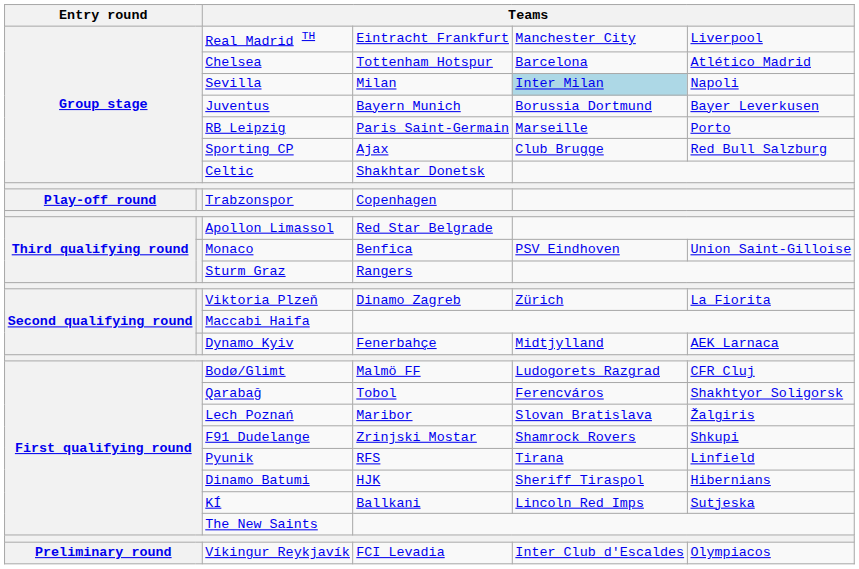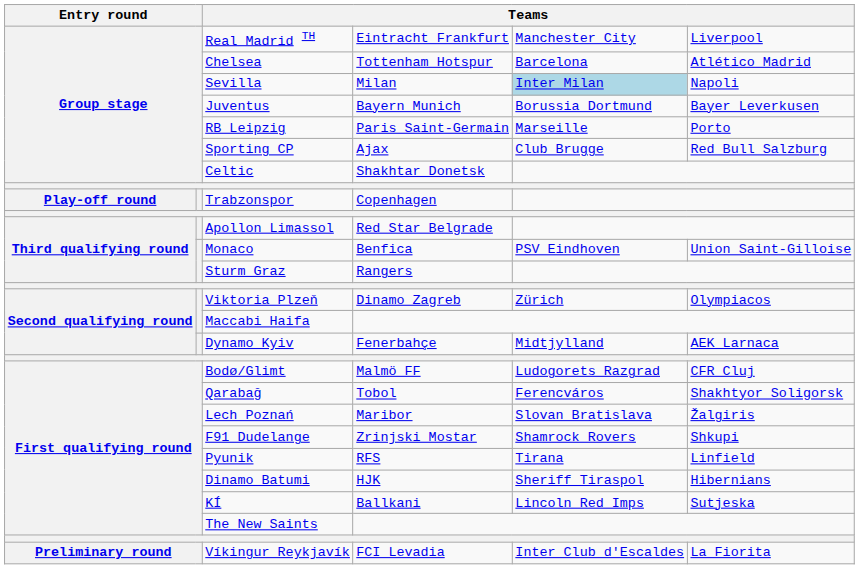(731, 300) La Fiorita -> (731, 300) Olympiacos
(731, 553) Olympiacos -> (731, 553) La Fiorita
